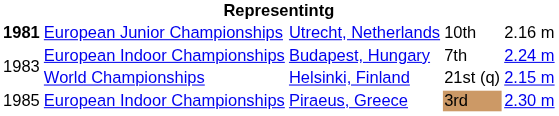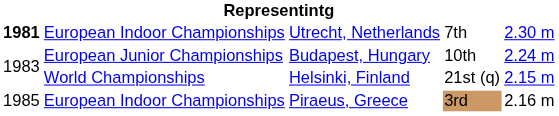(163, 33) European Junior Championships -> (164, 33) European Indoor Championships
(460, 33) 10th -> (456, 33) 7th
(529, 33) 2.16 m -> (529, 33) 2.30 m
(164, 55) European Indoor Championships -> (163, 55) European Junior Championships
(456, 55) 7th -> (460, 55) 10th
(529, 100) 2.30 m -> (529, 100) 2.16 m
